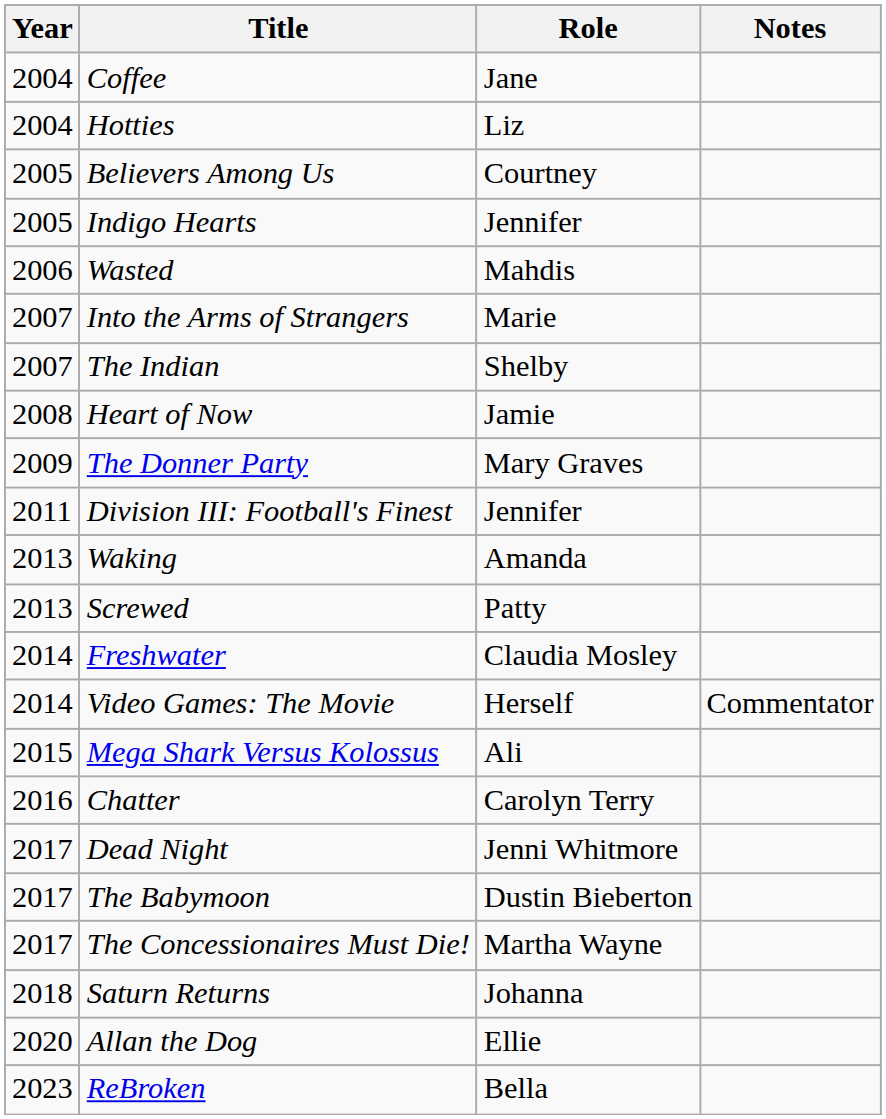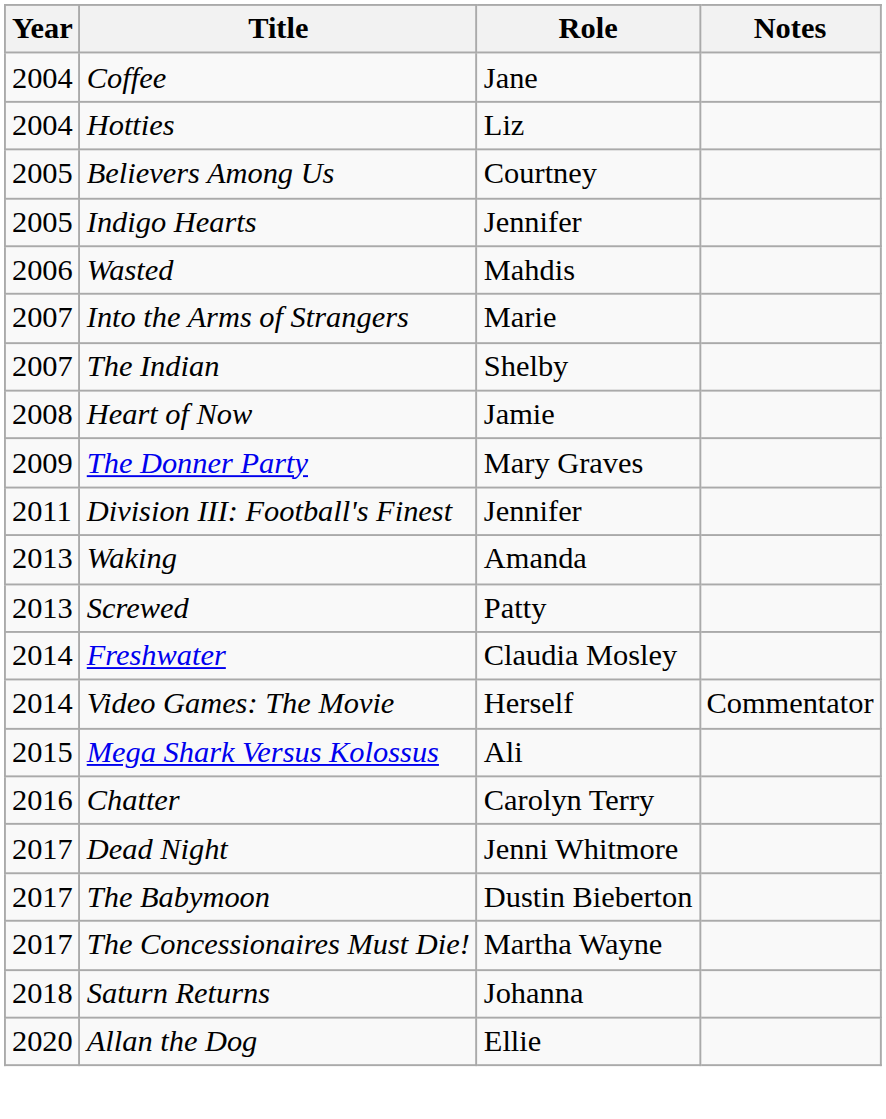- row: (146, 1089)
